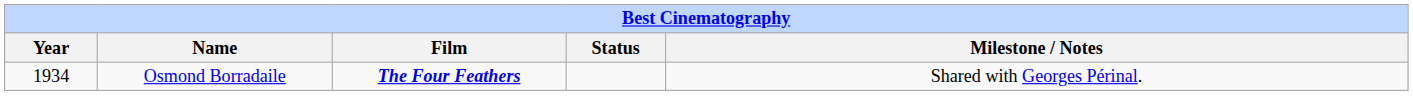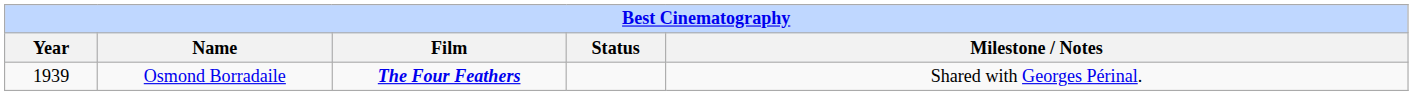(51, 76) 1934 -> (51, 76) 1939
